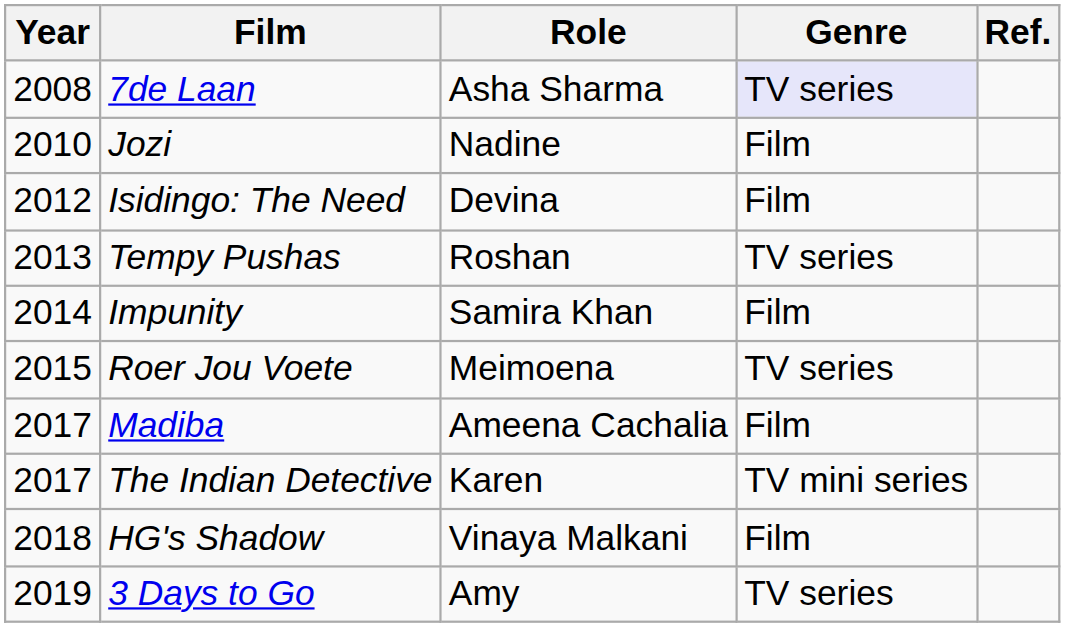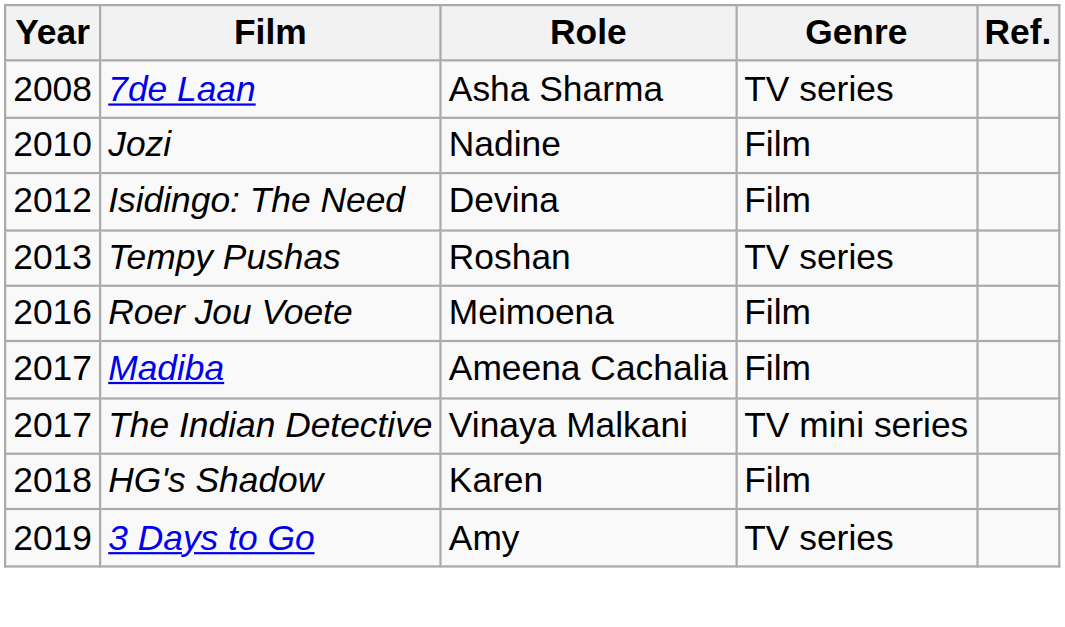(819, 88) lavender background -> (819, 88) no background
- row: (175, 312)
(53, 369) 2015 -> (53, 312) 2016
(819, 369) TV series -> (778, 312) Film
(496, 481) Karen -> (568, 425) Vinaya Malkani
(568, 537) Vinaya Malkani -> (496, 481) Karen
